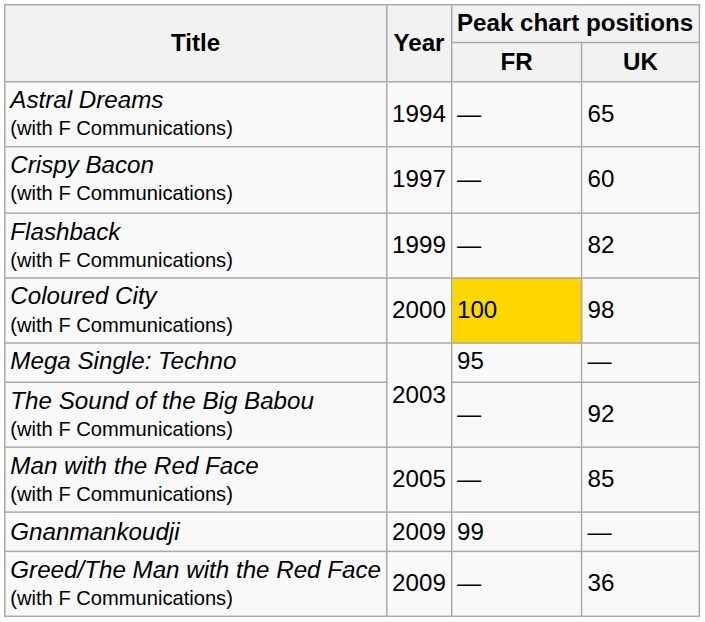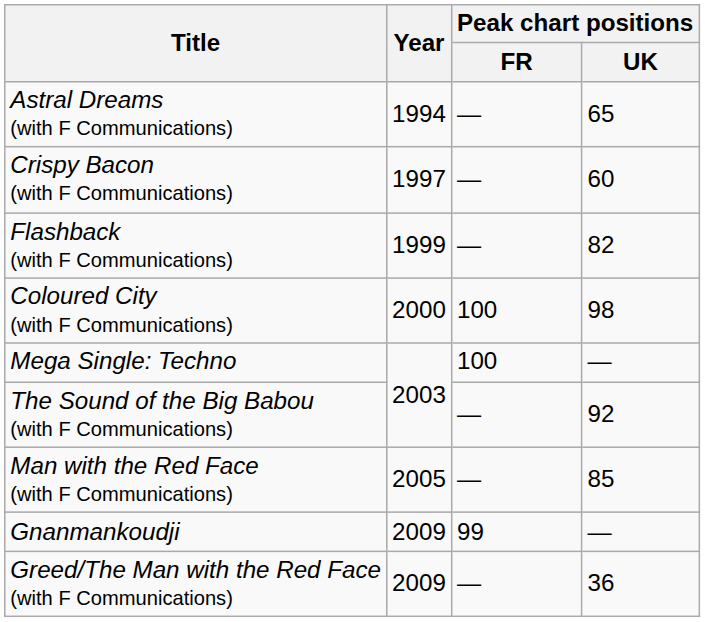(477, 310) gold background -> (477, 310) no background
(470, 362) 95 -> (477, 362) 100
